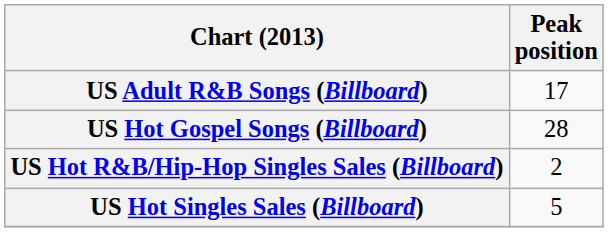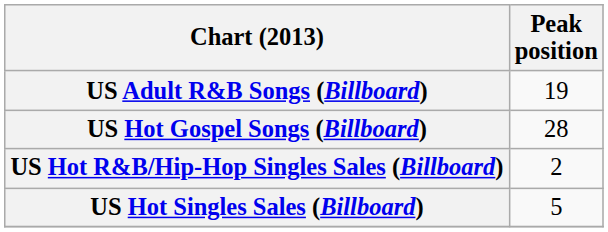(556, 90) 17 -> (556, 90) 19
